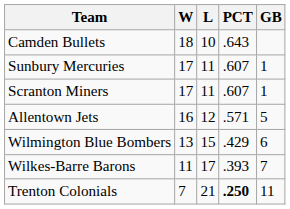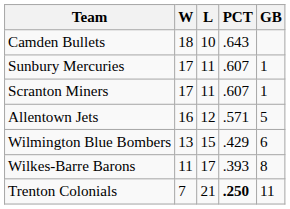(264, 166) 7 -> (264, 166) 8
